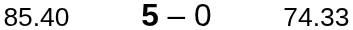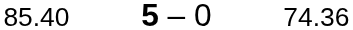(316, 17) 74.33 -> (316, 17) 74.36
